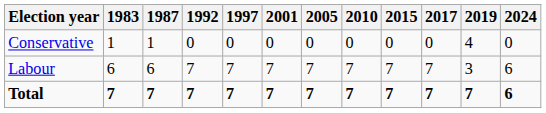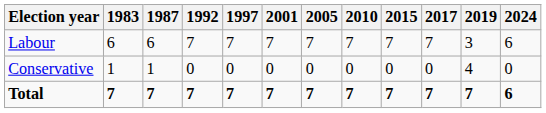rows swapped: (51, 42) <-> (32, 68)
